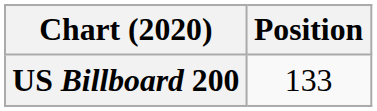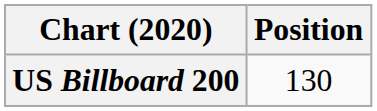(309, 79) 133 -> (309, 79) 130
